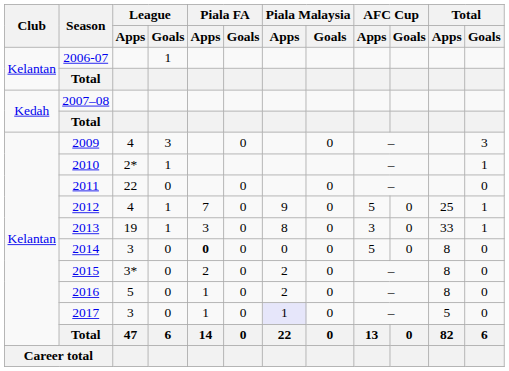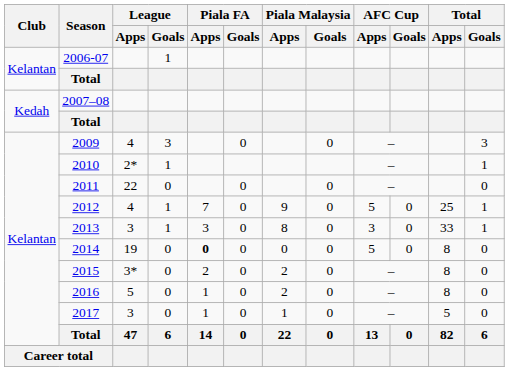(130, 228) 19 -> (130, 228) 3
(130, 249) 3 -> (130, 249) 19
(284, 313) lavender background -> (284, 313) no background
